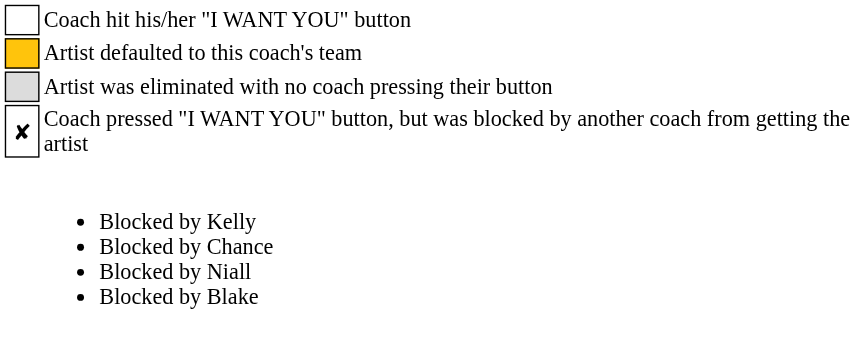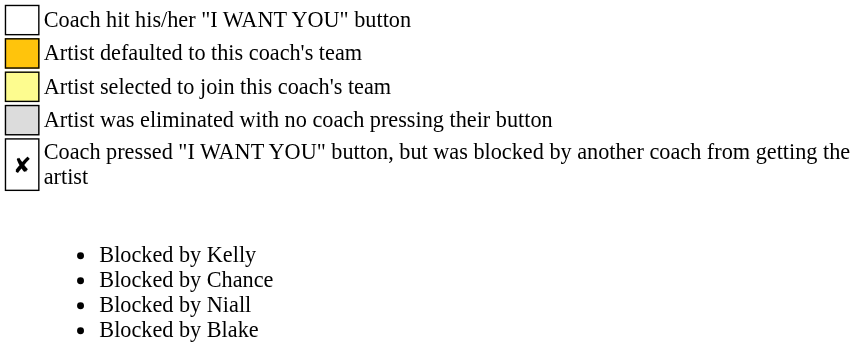+ row: (217, 86)
